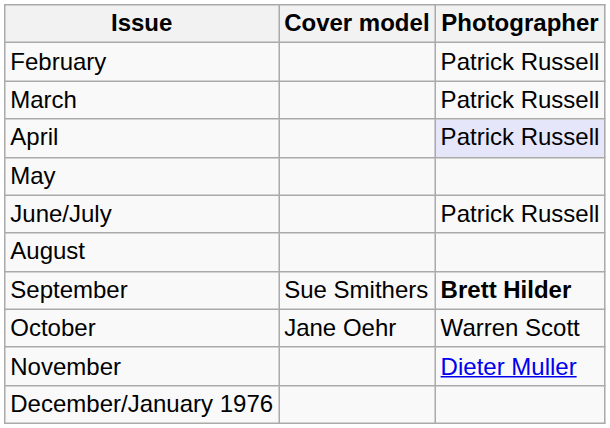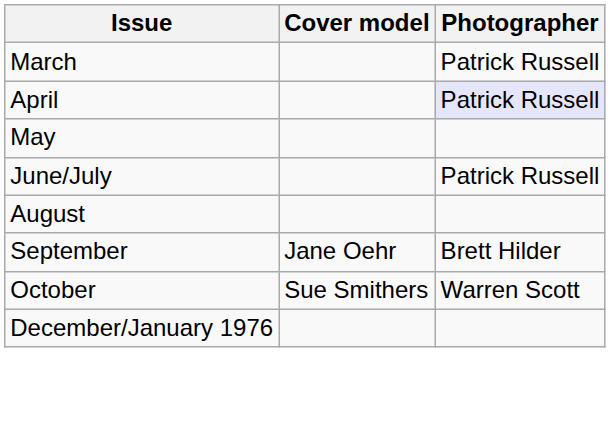- row: (58, 61)
(356, 289) Sue Smithers -> (340, 251) Jane Oehr
(506, 289) bold -> (501, 251) normal
(340, 328) Jane Oehr -> (356, 289) Sue Smithers
- row: (66, 366)
